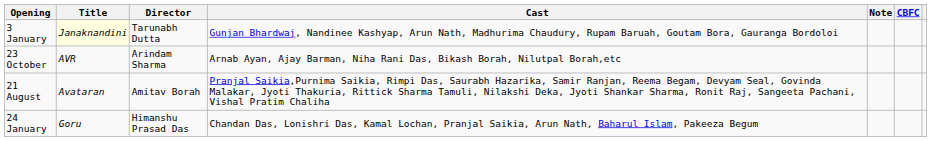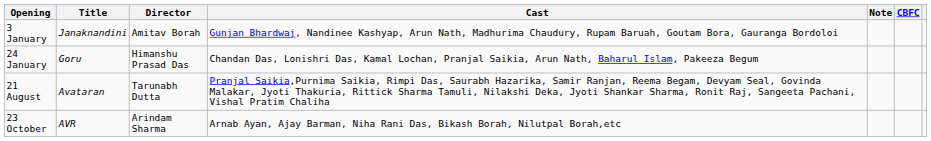(93, 33) lightyellow background -> (93, 33) no background
(155, 33) Tarunabh Dutta -> (166, 33) Amitav Borah
rows swapped: (27, 123) <-> (27, 59)
(166, 91) Amitav Borah -> (155, 91) Tarunabh Dutta
